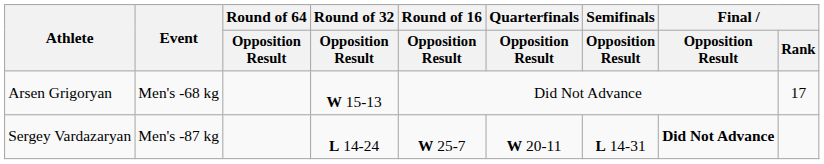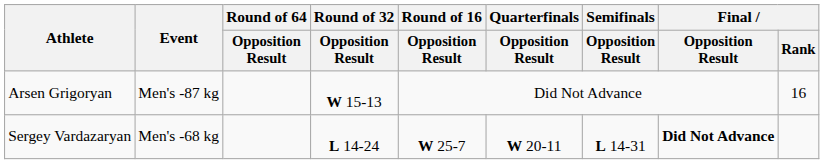(179, 93) Men's -68 kg -> (179, 93) Men's -87 kg
(798, 93) 17 -> (798, 93) 16
(179, 136) Men's -87 kg -> (179, 136) Men's -68 kg
